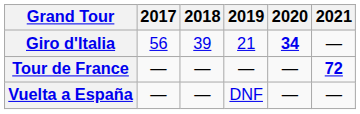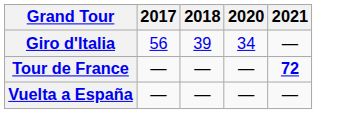- column: (246, 17)
(290, 43) bold -> (246, 43) normal
